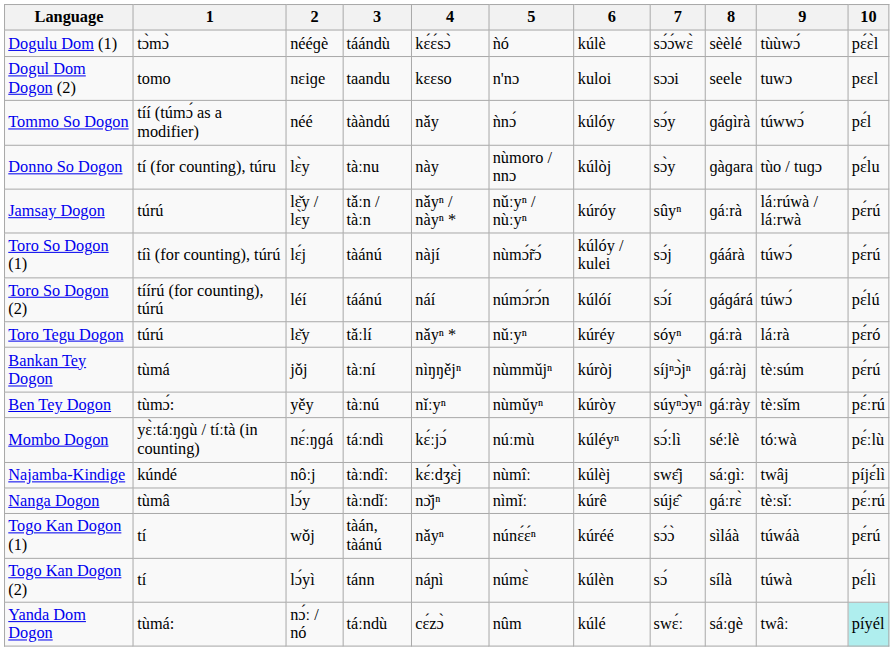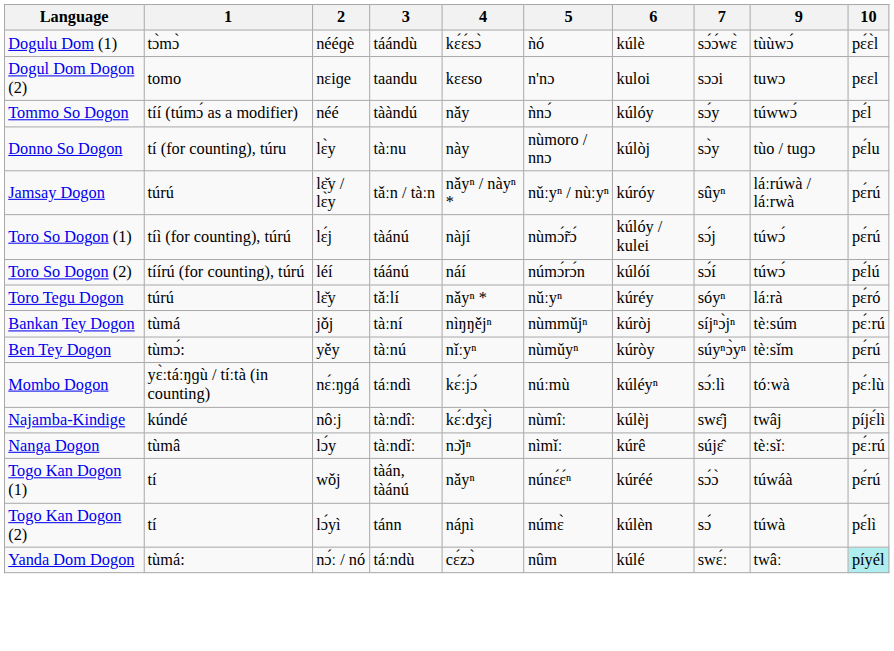- column: (731, 17)
(866, 369) pɛ́rú -> (868, 323) pɛ́ːrú
(868, 404) pɛ́ːrú -> (866, 349) pɛ́rú
